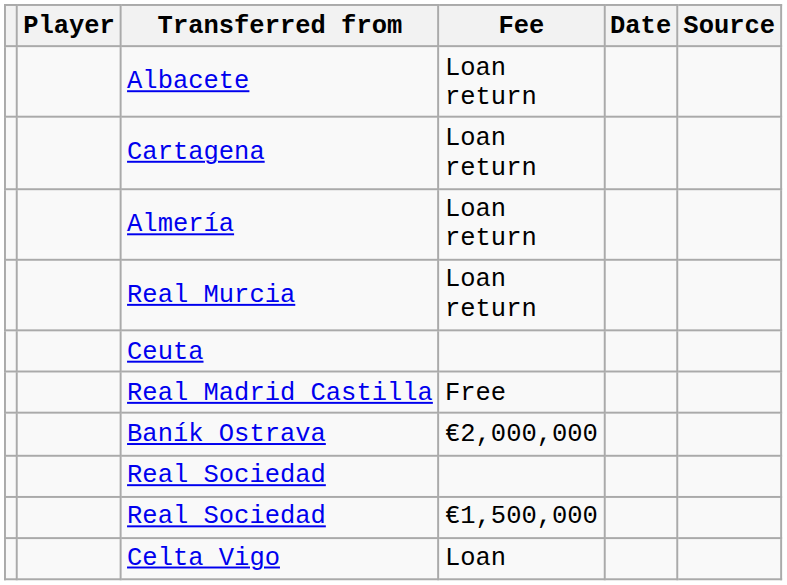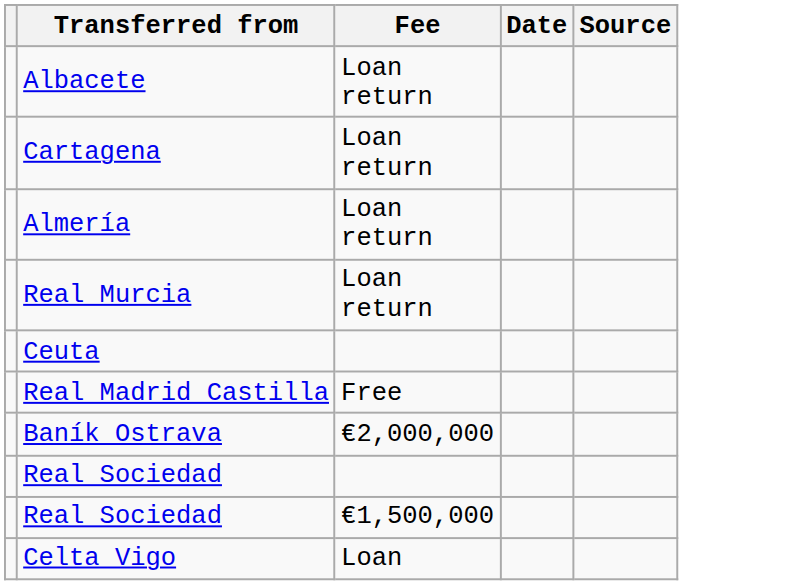- column: (69, 26)
